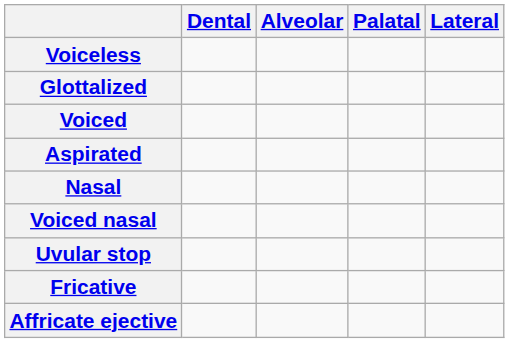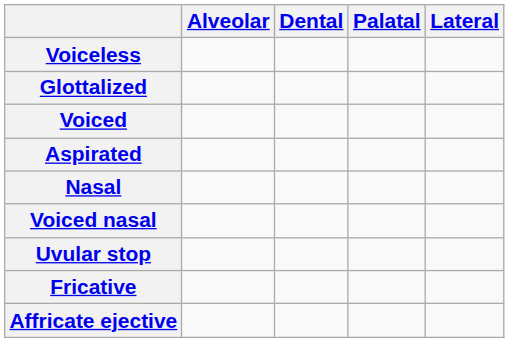columns swapped: (219, 21) <-> (302, 21)
